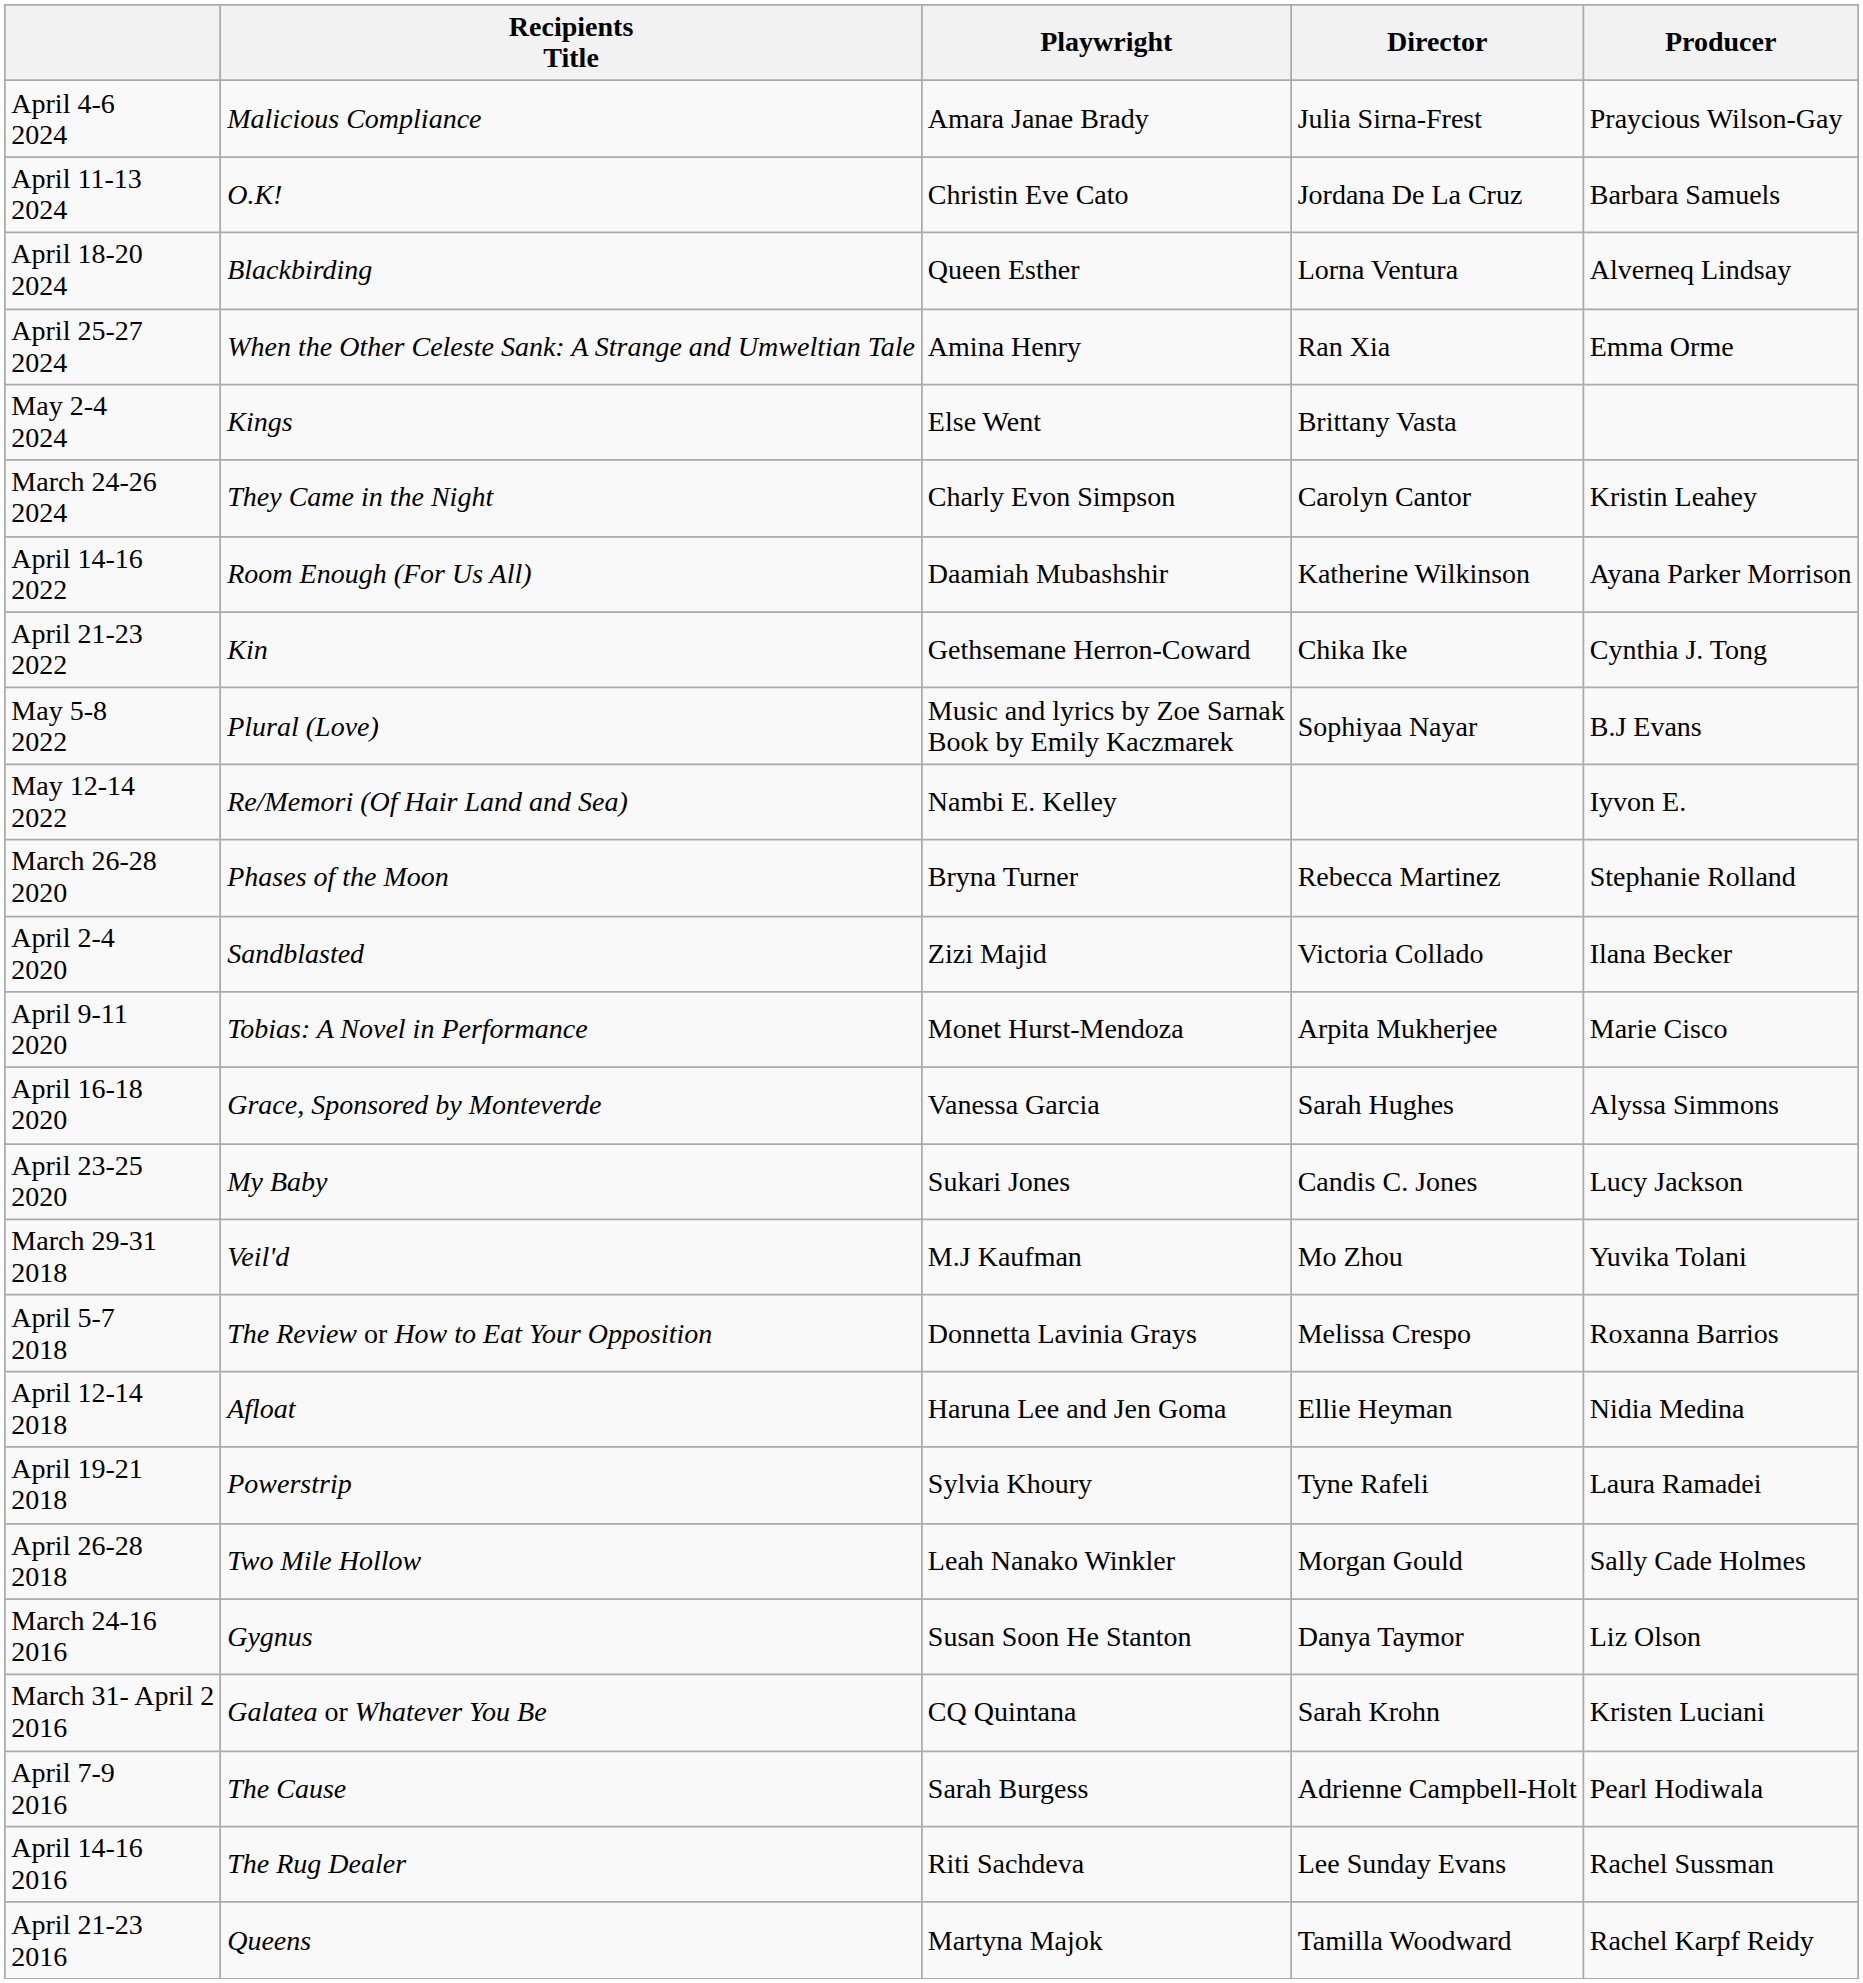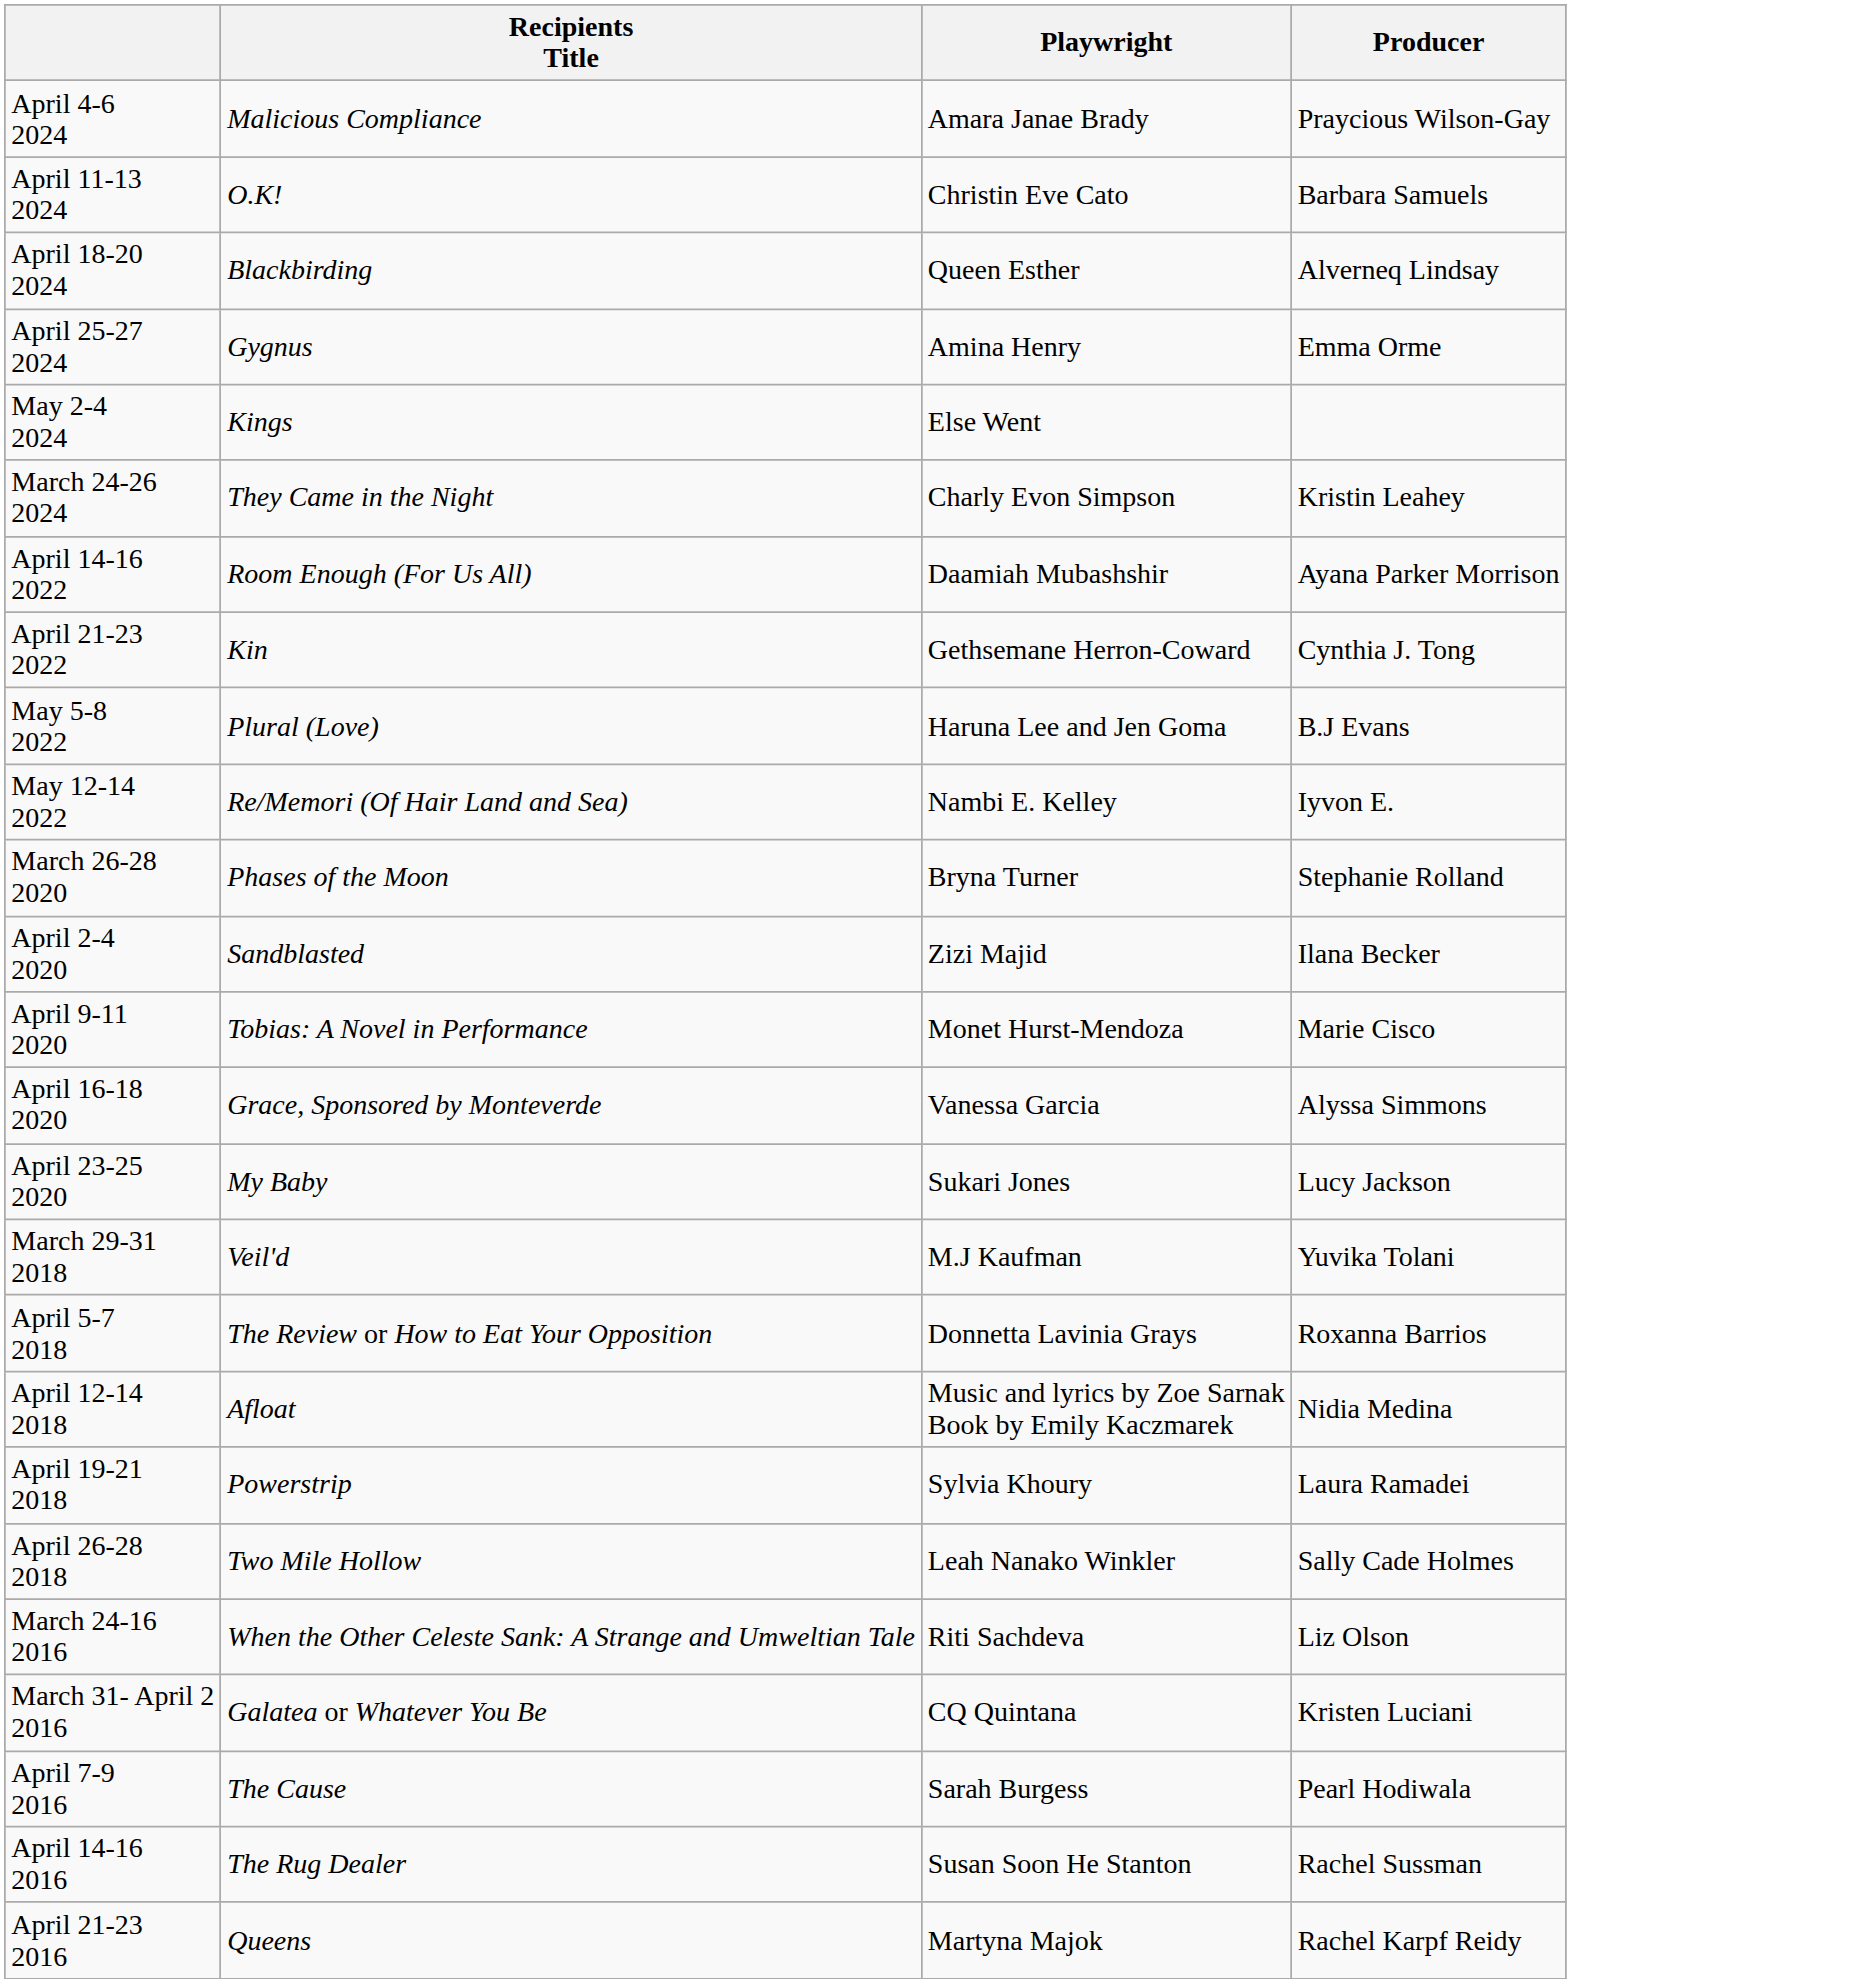- column: (1437, 42)
(571, 346) When the Other Celeste Sank: A Strange and Umweltian Tale -> (270, 346) Gygnus
(1106, 725) Music and lyrics by Zoe Sarnak Book by Emily Kaczmarek -> (1077, 725) Haruna Lee and Jen Goma
(1077, 1408) Haruna Lee and Jen Goma -> (1106, 1408) Music and lyrics by Zoe Sarnak Book by Emily Kaczmarek
(270, 1636) Gygnus -> (571, 1636) When the Other Celeste Sank: A Strange and Umweltian Tale
(1060, 1636) Susan Soon He Stanton -> (1006, 1636) Riti Sachdeva
(1006, 1864) Riti Sachdeva -> (1060, 1864) Susan Soon He Stanton
